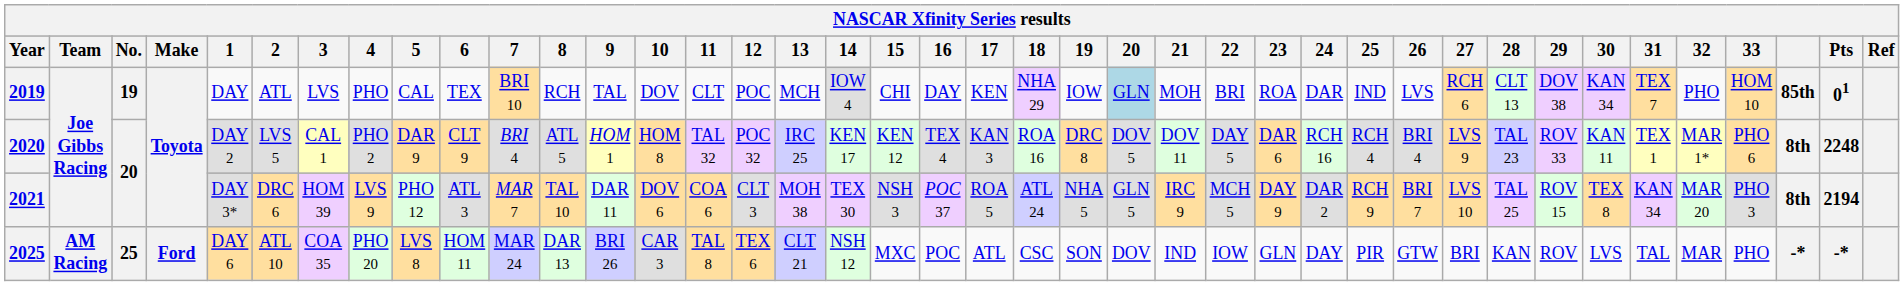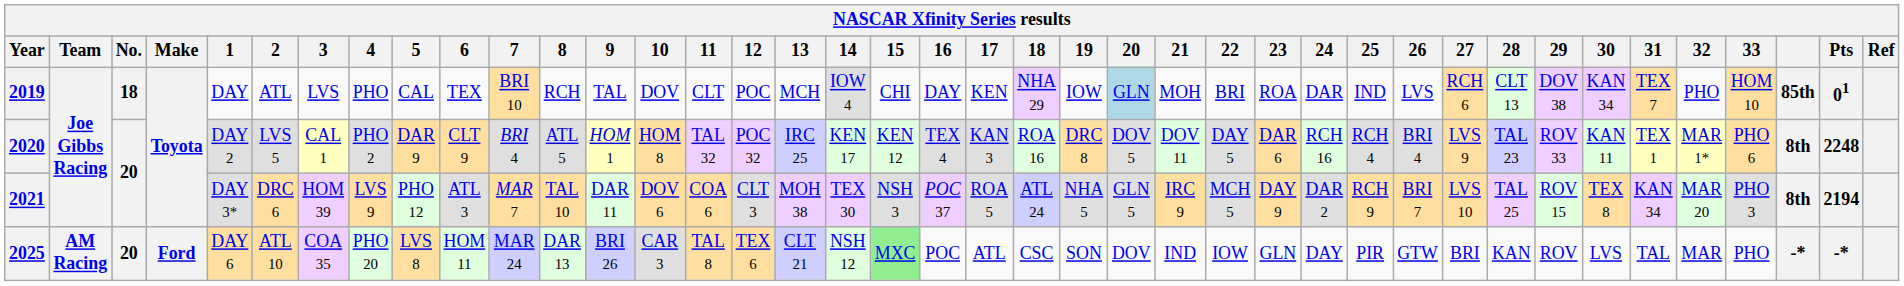(129, 93) 19 -> (129, 93) 18
(129, 253) 25 -> (129, 253) 20
(895, 253) no background -> (895, 253) lightgreen background
